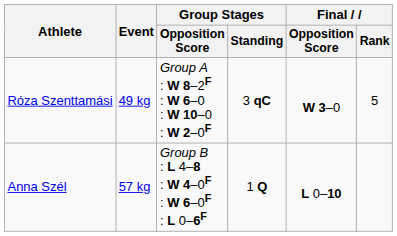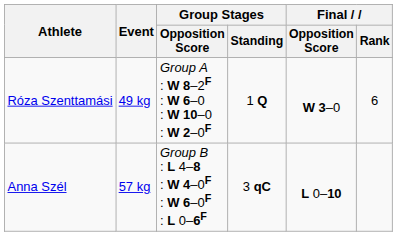(257, 101) 3 qC -> (257, 101) 1 Q
(375, 101) 5 -> (375, 101) 6
(257, 187) 1 Q -> (257, 187) 3 qC
